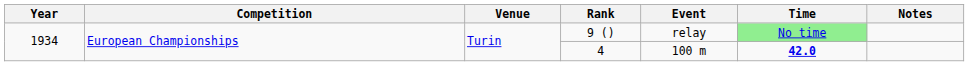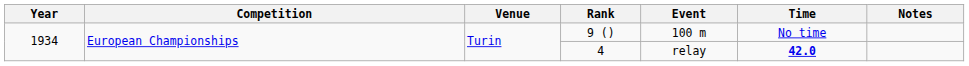(689, 32) relay -> (689, 32) 100 m
(802, 32) lightgreen background -> (802, 32) no background
(689, 51) 100 m -> (689, 51) relay
